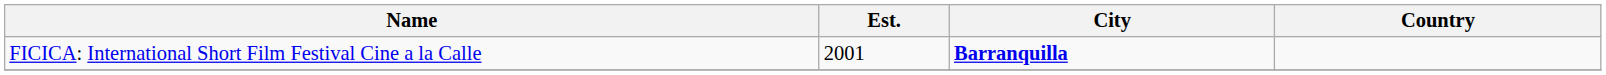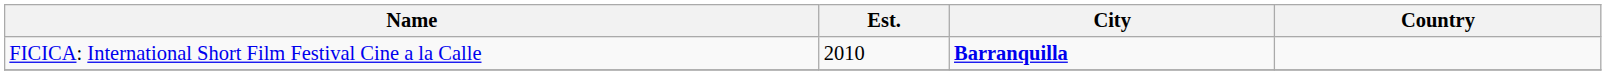(844, 53) 2001 -> (844, 53) 2010
